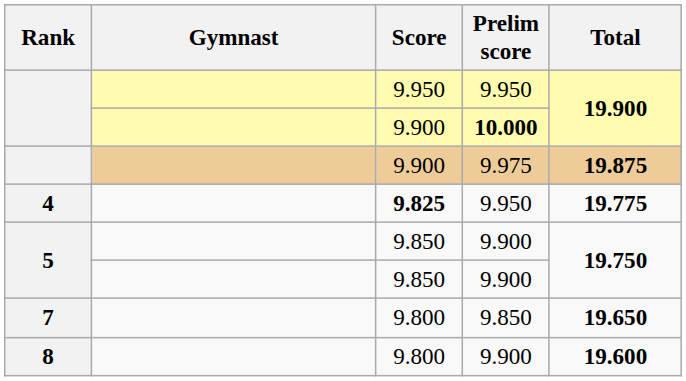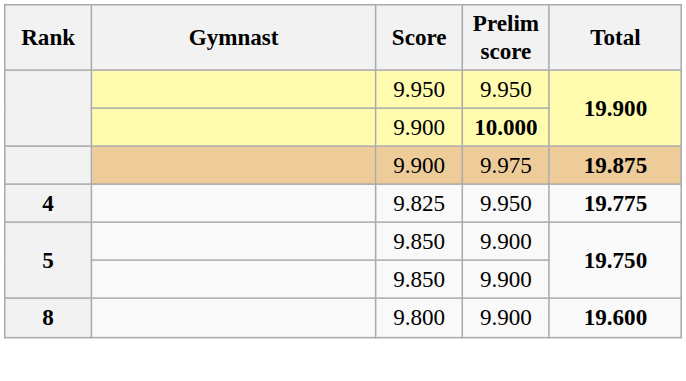(419, 203) bold -> (419, 203) normal
- row: (48, 317)
